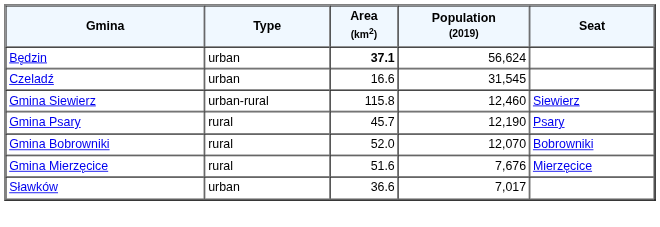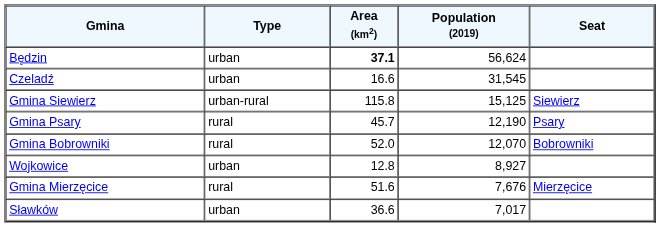(507, 100) 12,460 -> (507, 100) 15,125
+ row: (39, 166)
